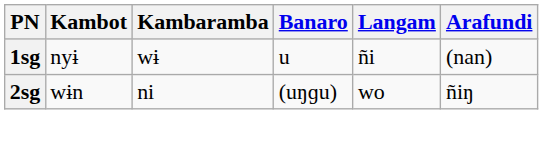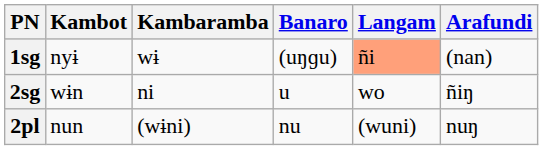(284, 56) u -> (308, 56) (uŋɡu)
(366, 56) no background -> (366, 56) lightsalmon background
(308, 91) (uŋɡu) -> (284, 91) u
+ row: (25, 126)
